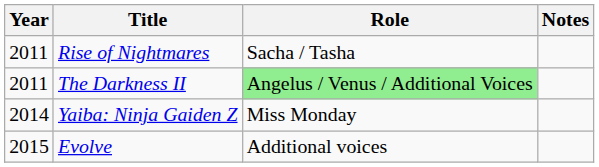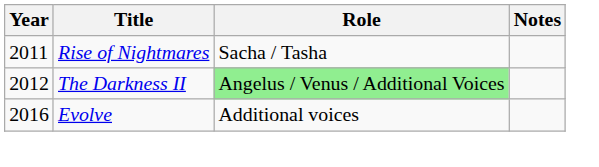(29, 83) 2011 -> (29, 83) 2012
- row: (148, 114)
(29, 146) 2015 -> (29, 114) 2016
